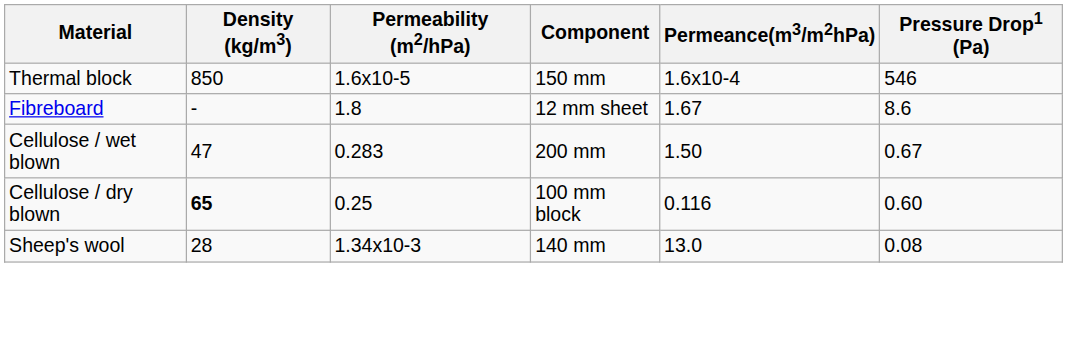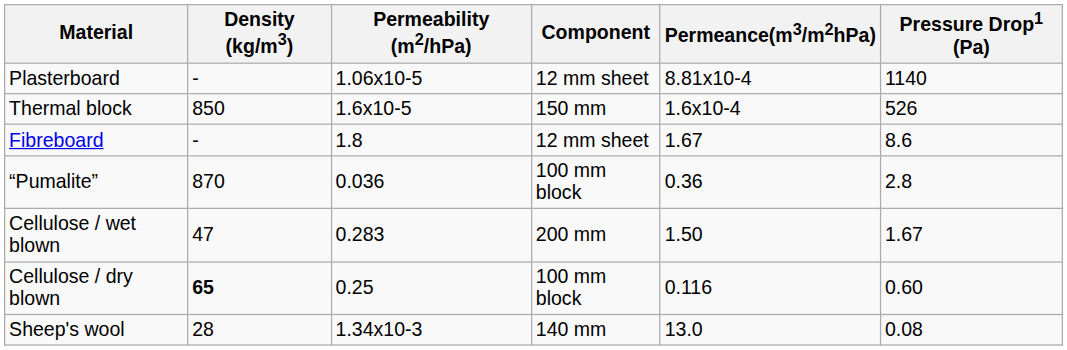+ row: (64, 78)
(901, 78) 546 -> (901, 109) 526
+ row: (54, 182)
(903, 151) 0.67 -> (904, 234) 1.67
